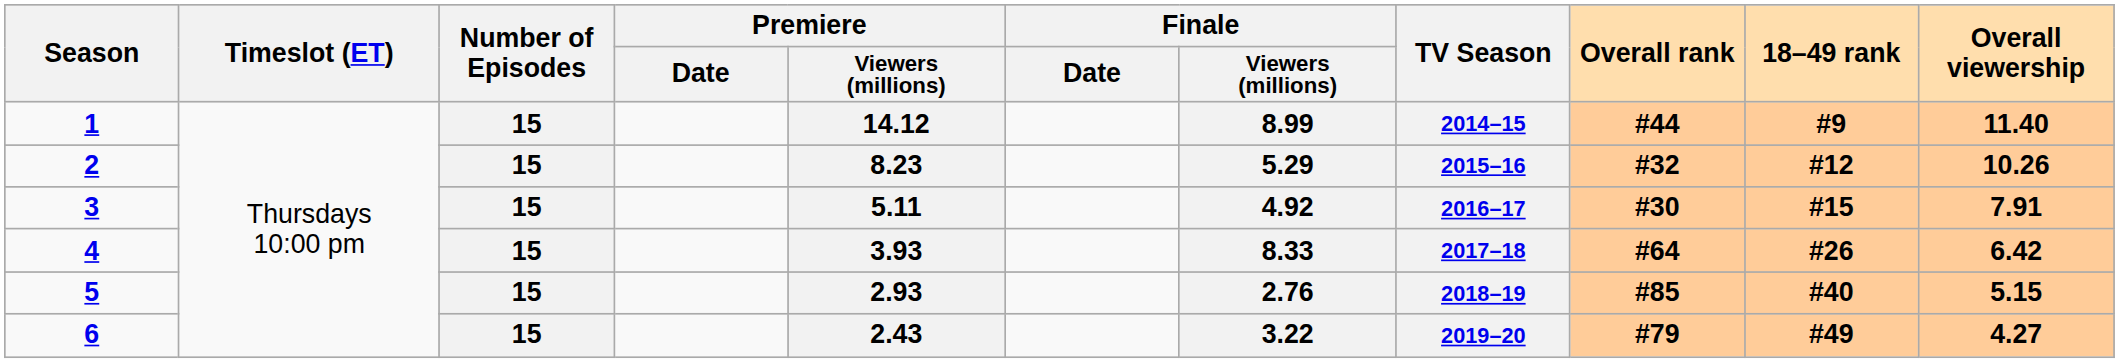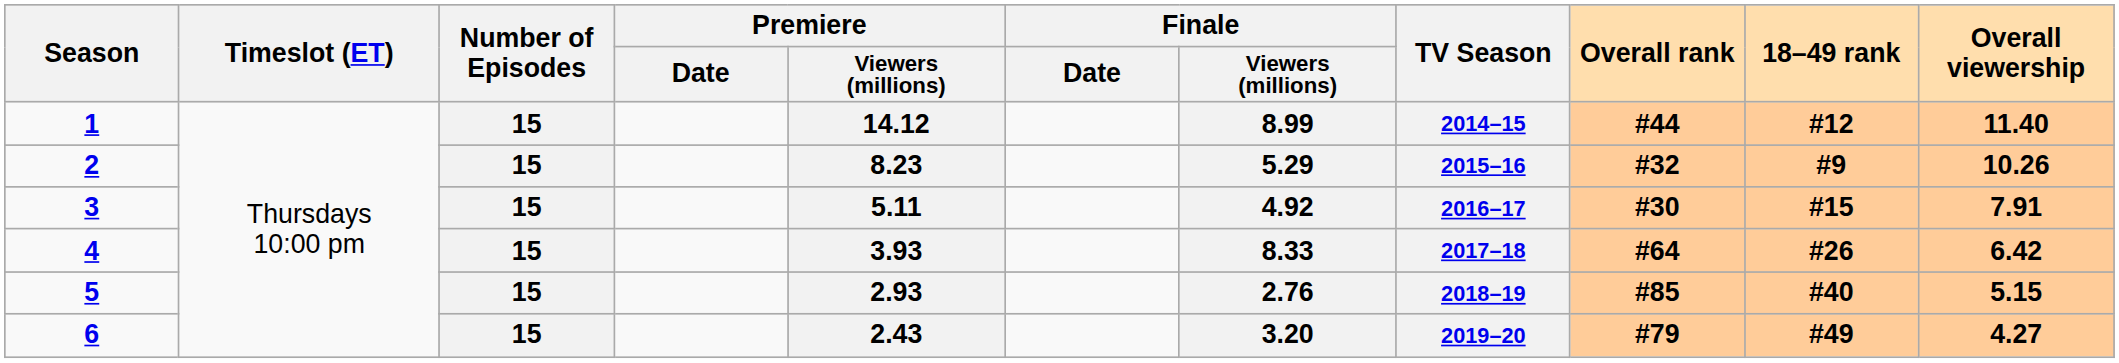(1831, 123) #9 -> (1831, 123) #12
(1831, 165) #12 -> (1831, 165) #9
(1288, 335) 3.22 -> (1288, 335) 3.20
